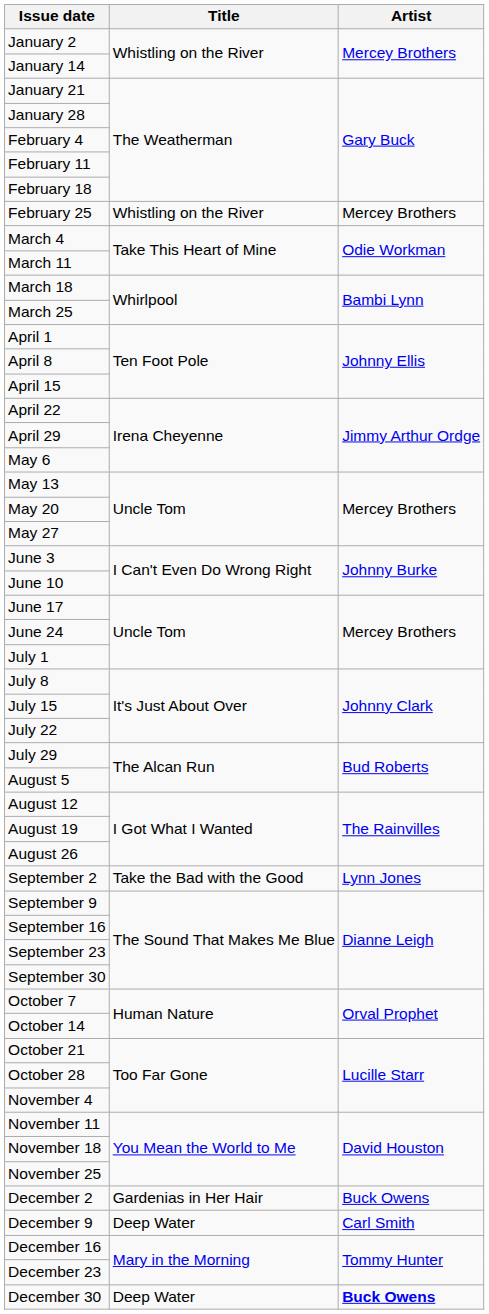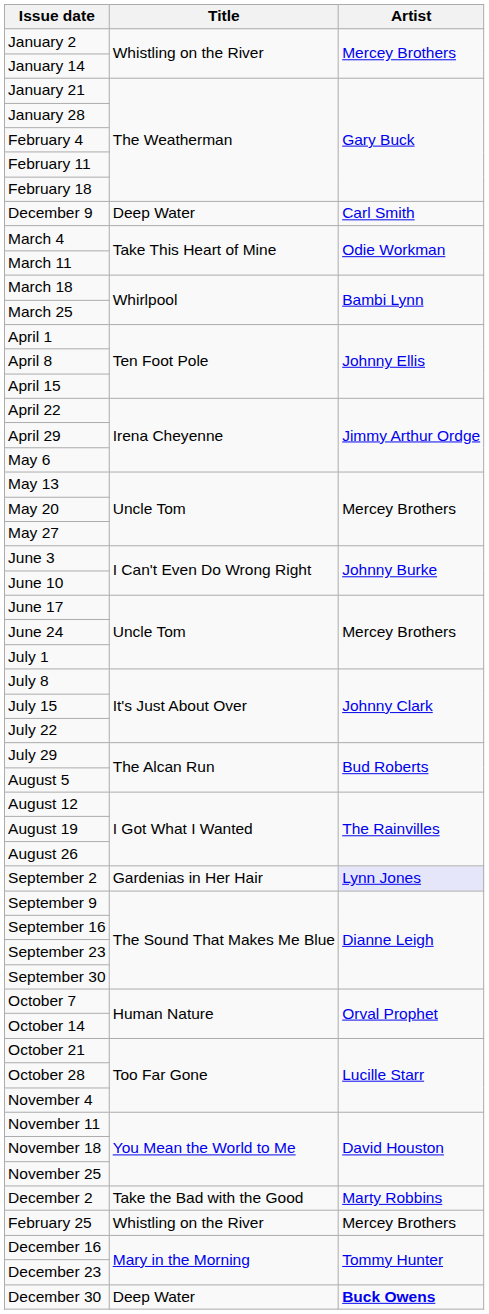rows swapped: (50, 213) <-> (50, 1222)
(208, 878) Take the Bad with the Good -> (188, 878) Gardenias in Her Hair
(382, 878) no background -> (382, 878) lavender background
(188, 1198) Gardenias in Her Hair -> (208, 1198) Take the Bad with the Good
(386, 1198) Buck Owens -> (392, 1198) Marty Robbins
